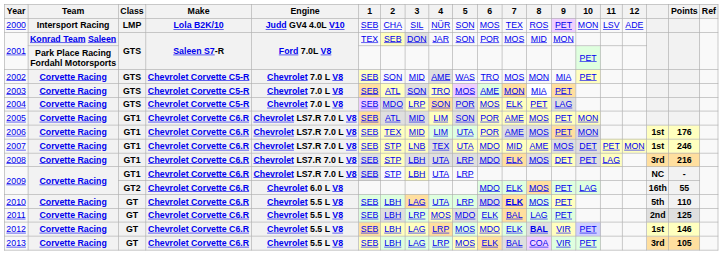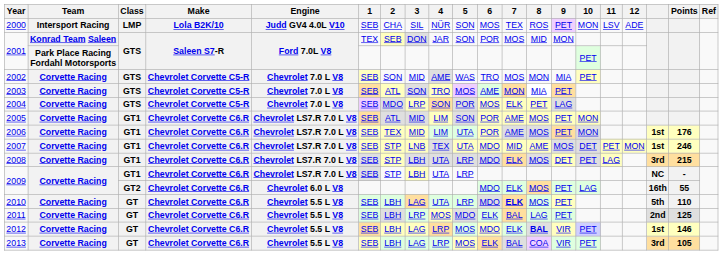(684, 160) 216 -> (684, 160) 215
